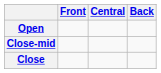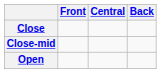rows swapped: (31, 60) <-> (31, 28)
